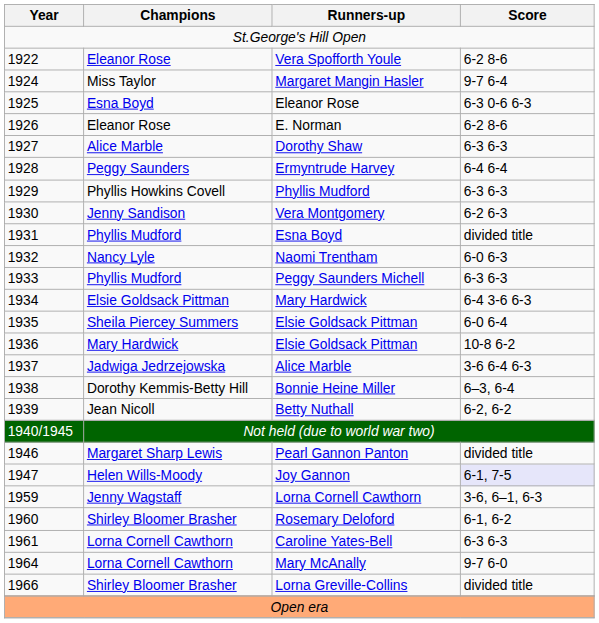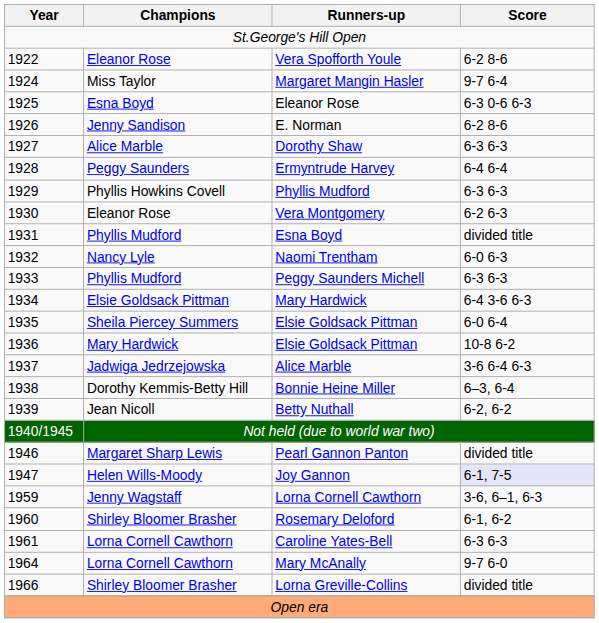(129, 125) Eleanor Rose -> (136, 125) Jenny Sandison
(136, 213) Jenny Sandison -> (129, 213) Eleanor Rose
